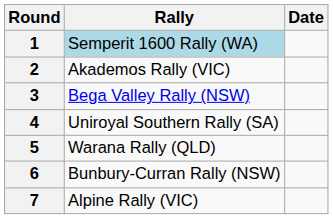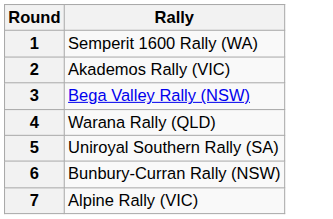- column: (306, 17)
(163, 43) lightblue background -> (163, 43) no background
(173, 122) Uniroyal Southern Rally (SA) -> (142, 122) Warana Rally (QLD)
(142, 148) Warana Rally (QLD) -> (173, 148) Uniroyal Southern Rally (SA)
